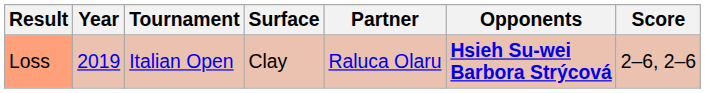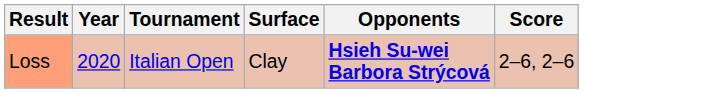- column: (385, 19)
(99, 61) 2019 -> (99, 61) 2020
